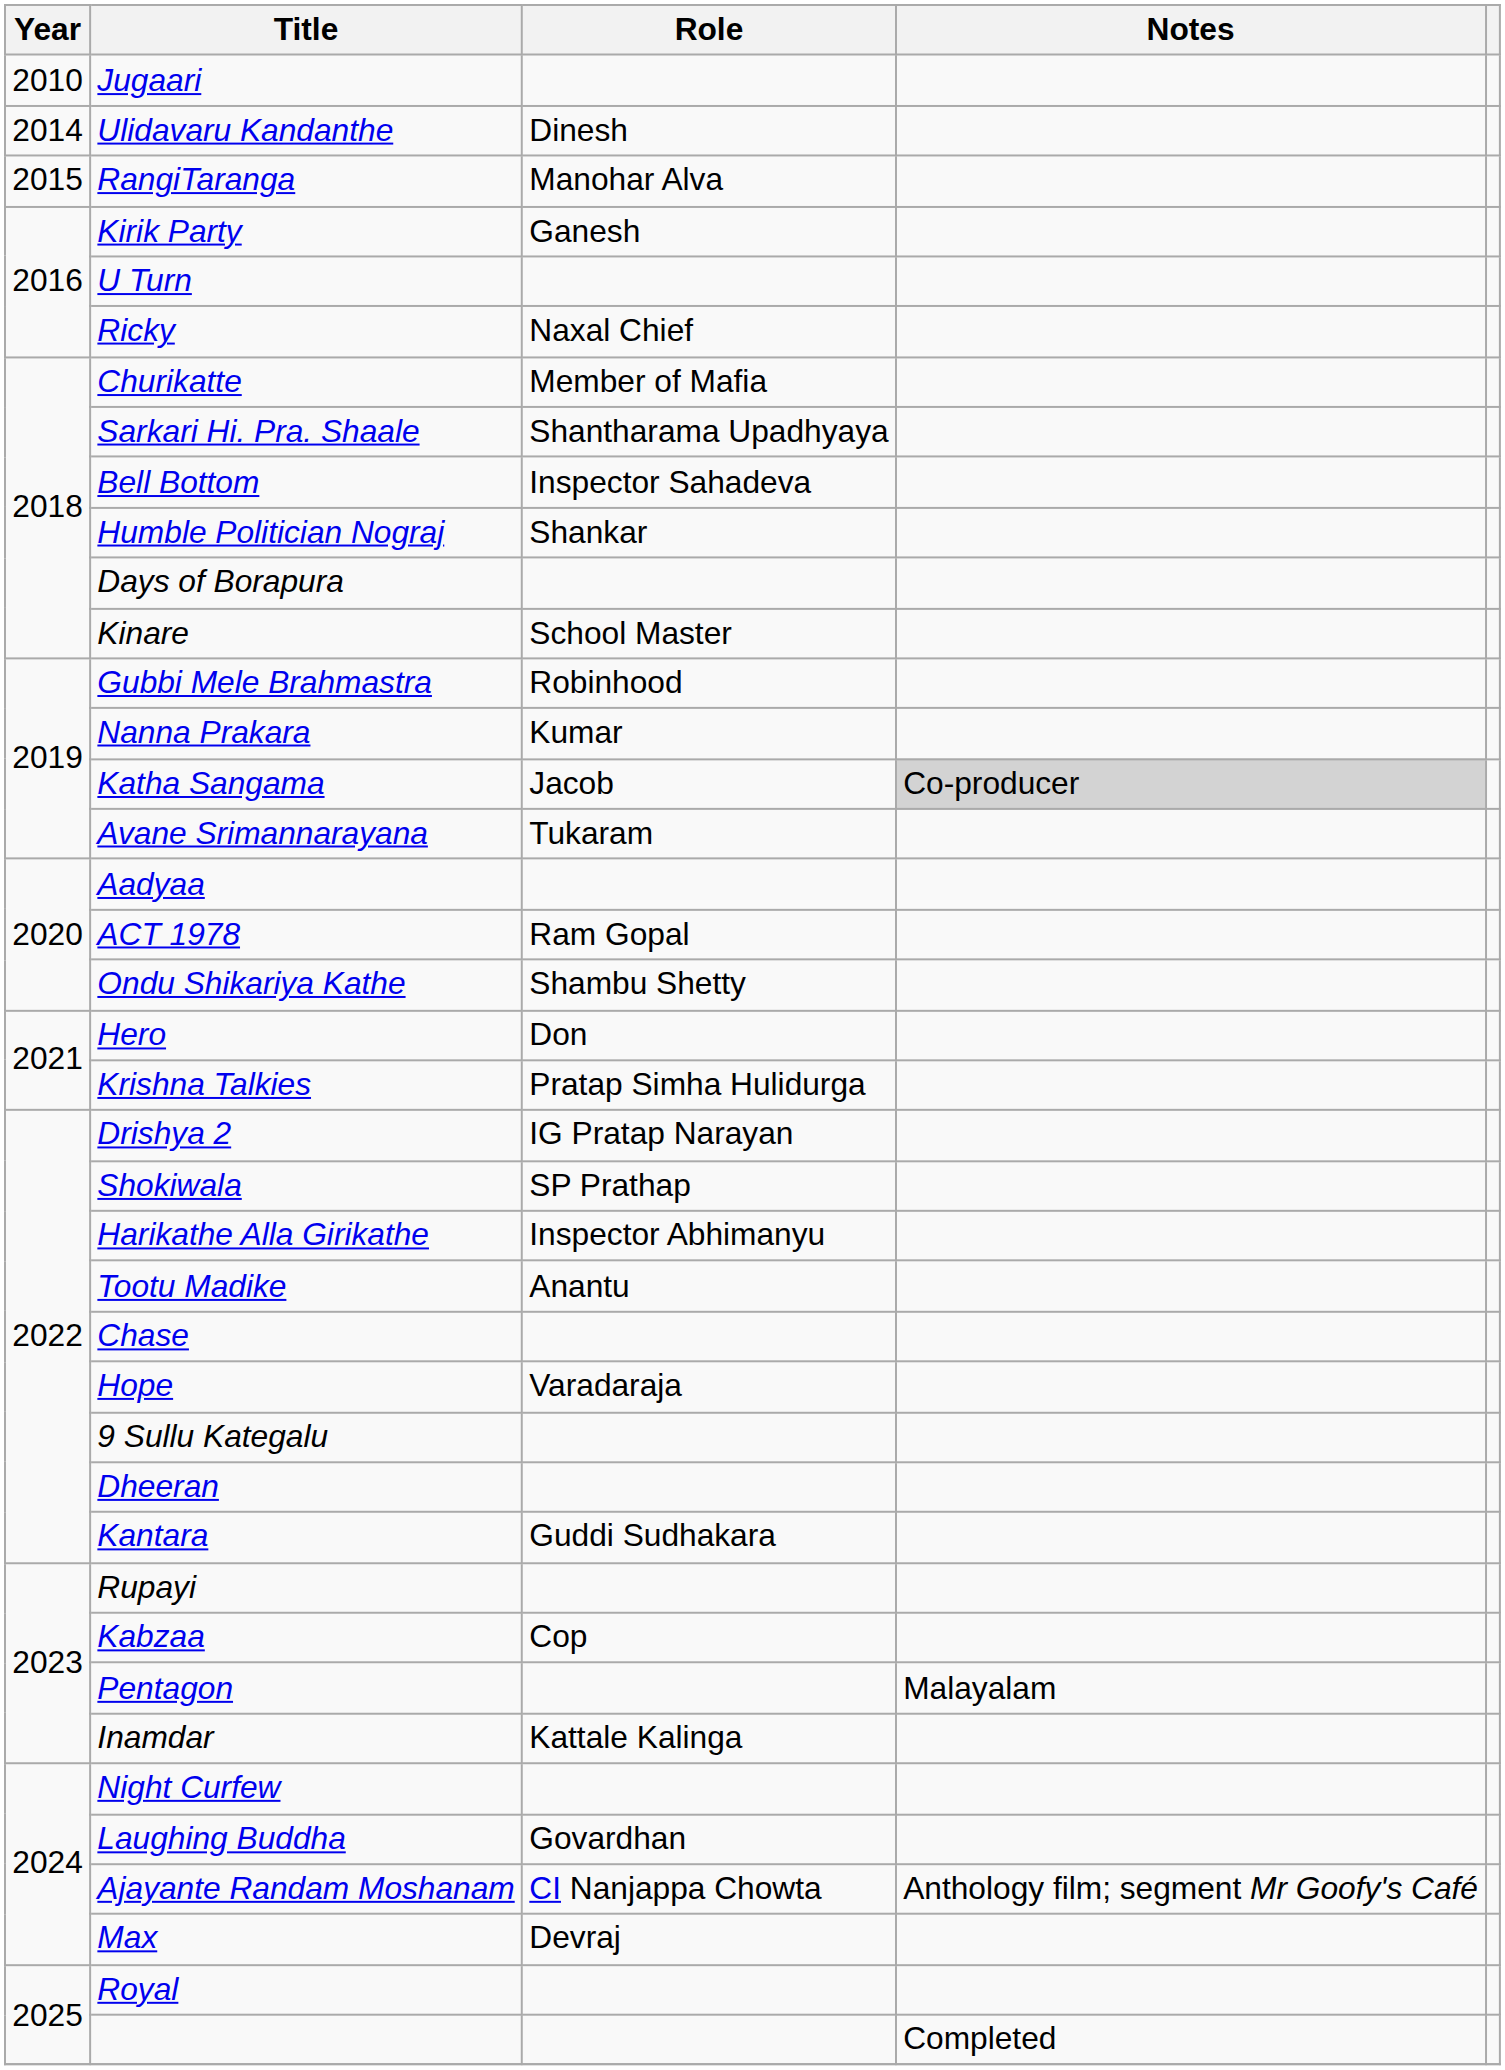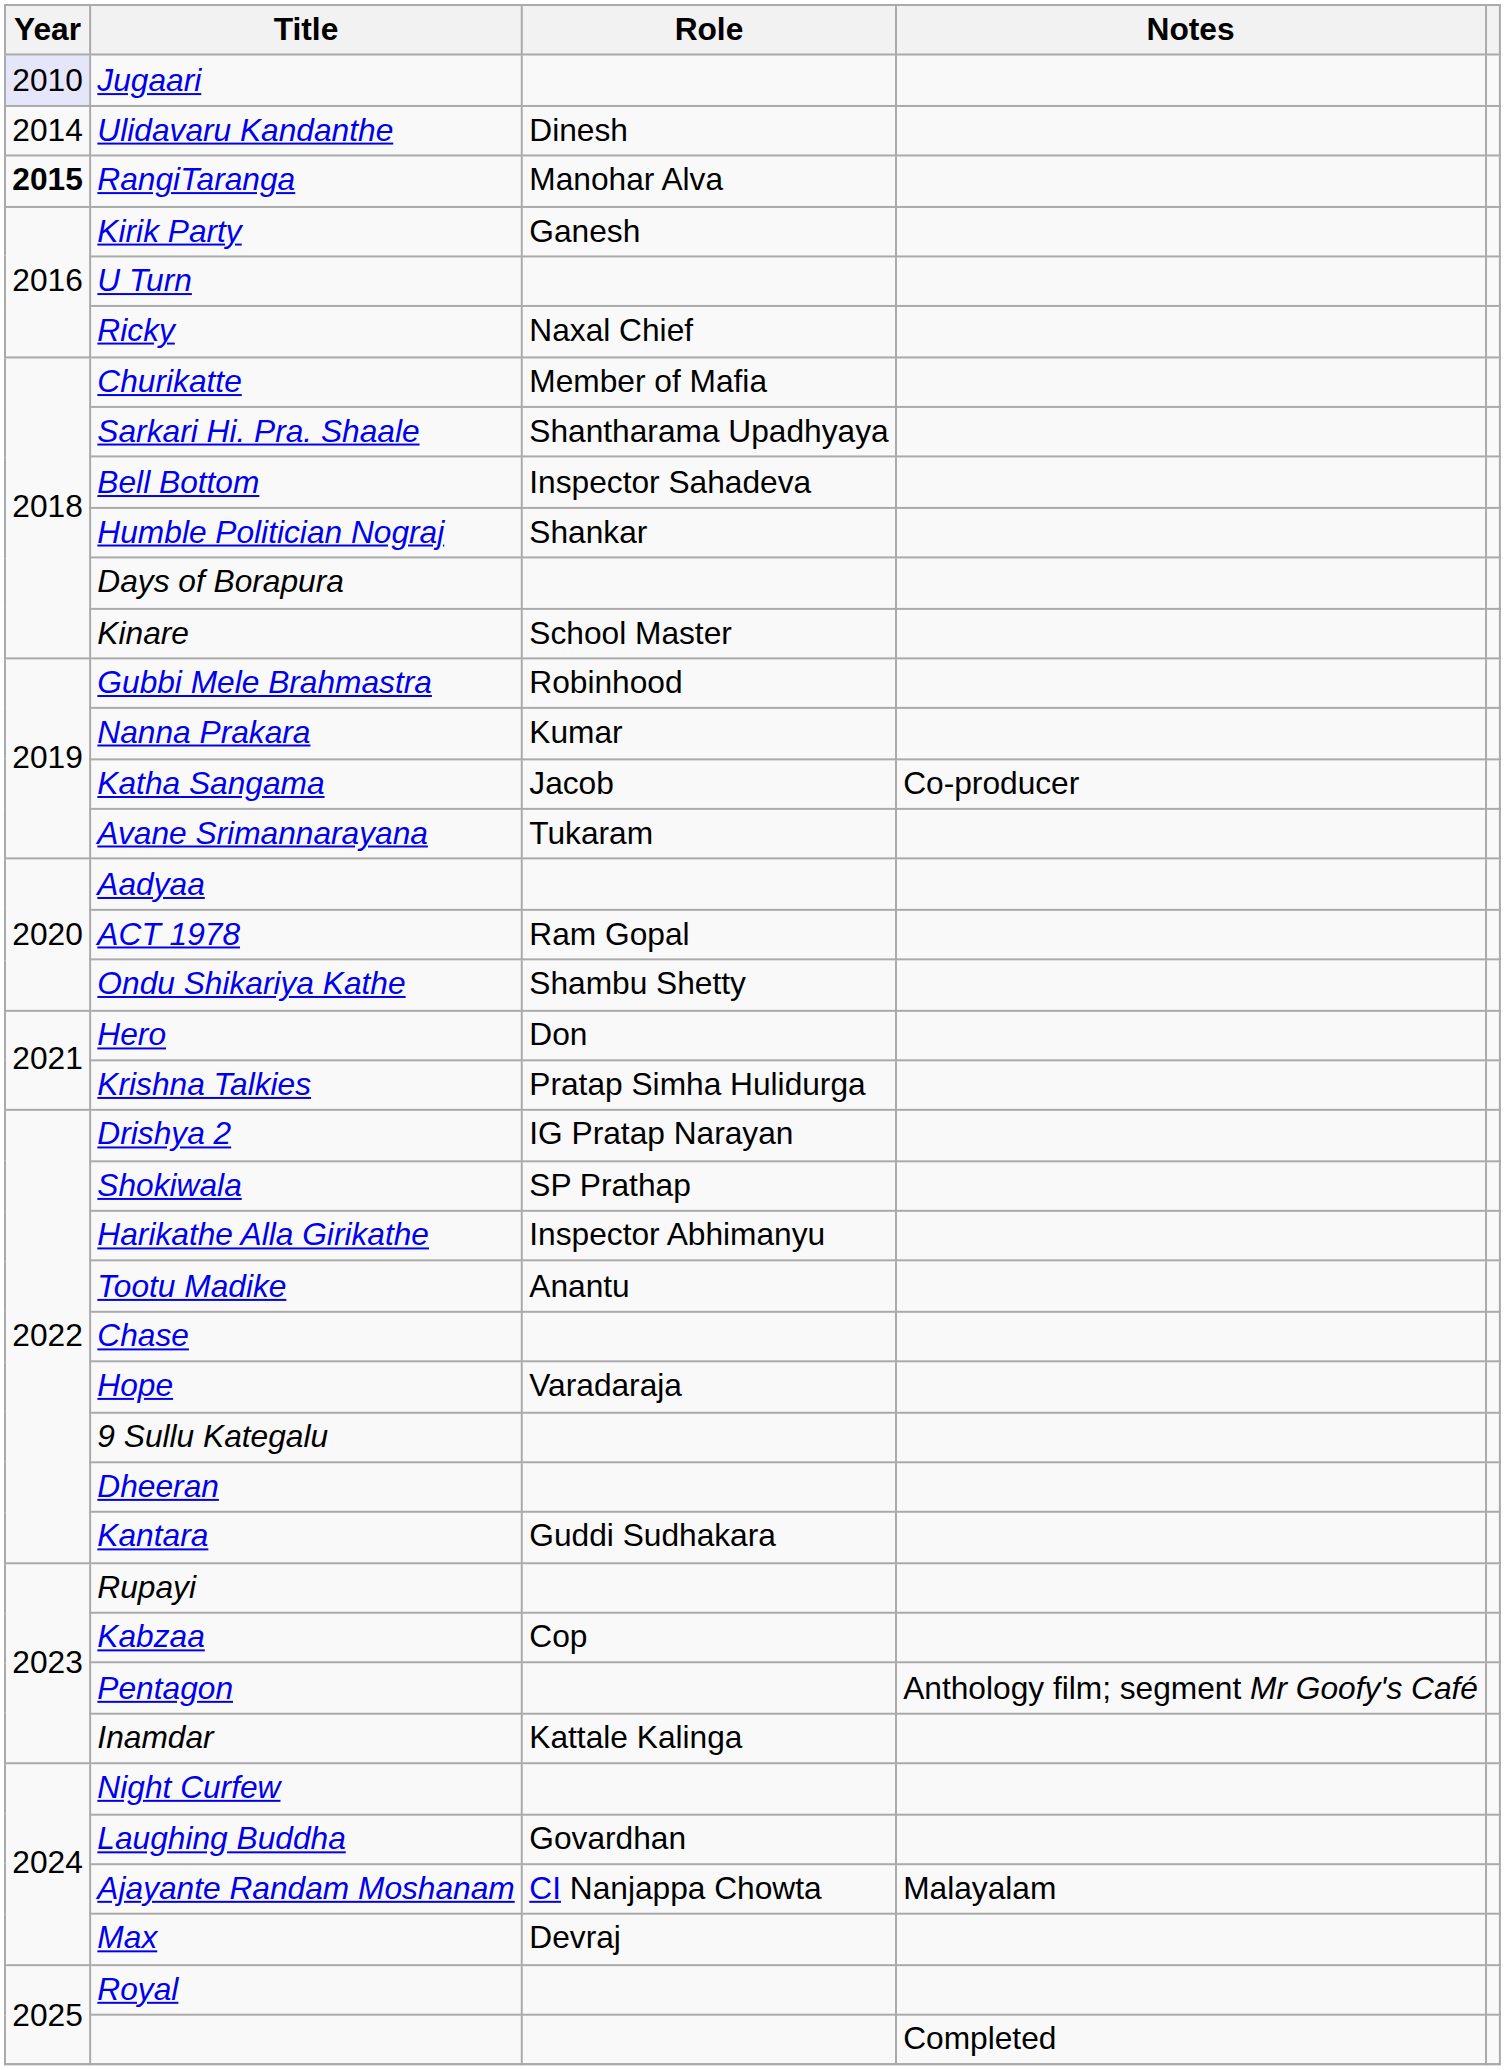(48, 79) no background -> (48, 79) lavender background
(48, 180) normal -> (48, 180) bold
(991, 783) lightgrey background -> (991, 783) no background
(980, 1687) Malayalam -> (1191, 1687) Anthology film; segment Mr Goofy's Café
(1191, 1888) Anthology film; segment Mr Goofy's Café -> (980, 1888) Malayalam
